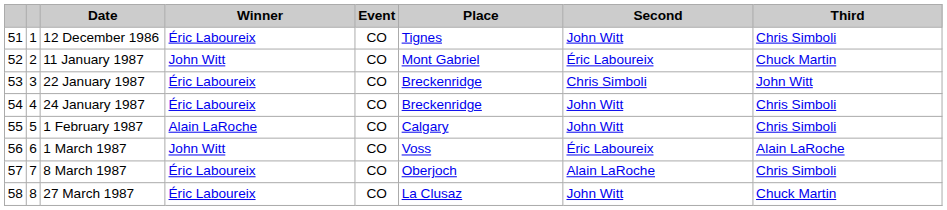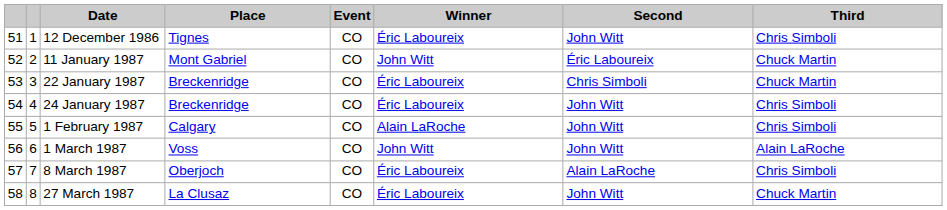columns swapped: (481, 15) <-> (260, 15)
(784, 82) John Witt -> (796, 82) Chuck Martin
(610, 149) Éric Laboureix -> (595, 149) John Witt
